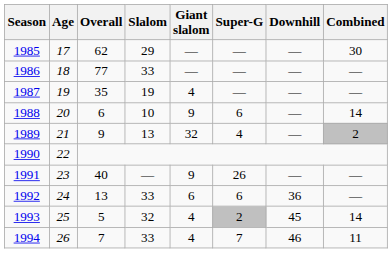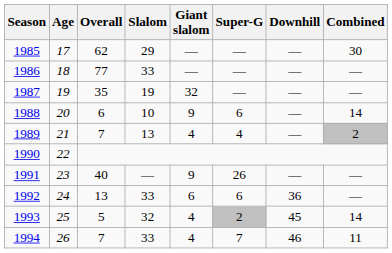(191, 92) 4 -> (191, 92) 32
(101, 133) 9 -> (101, 133) 7
(191, 133) 32 -> (191, 133) 4
